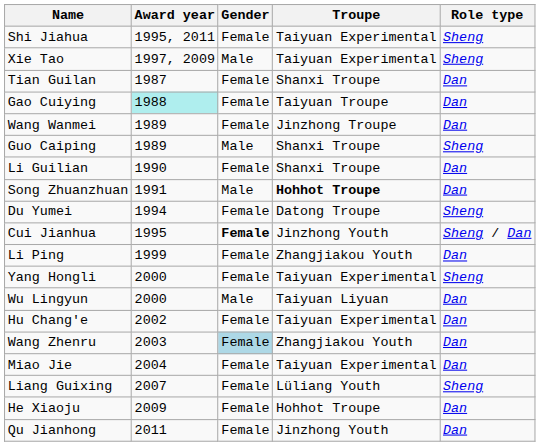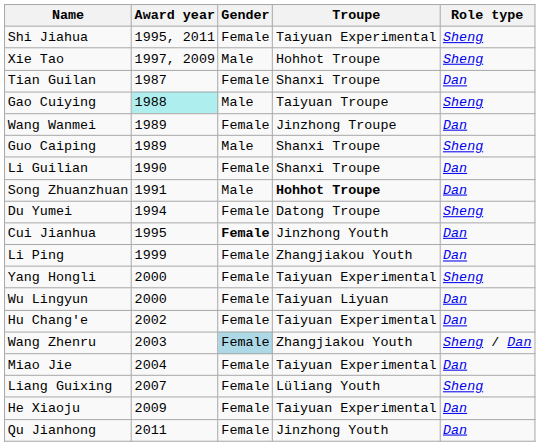(356, 59) Taiyuan Experimental -> (328, 59) Hohhot Troupe
(245, 103) Female -> (237, 103) Male
(455, 103) Dan -> (463, 103) Sheng
(487, 234) Sheng / Dan -> (455, 234) Dan
(237, 299) Male -> (245, 299) Female
(455, 343) Dan -> (487, 343) Sheng / Dan
(328, 408) Hohhot Troupe -> (356, 408) Taiyuan Experimental
